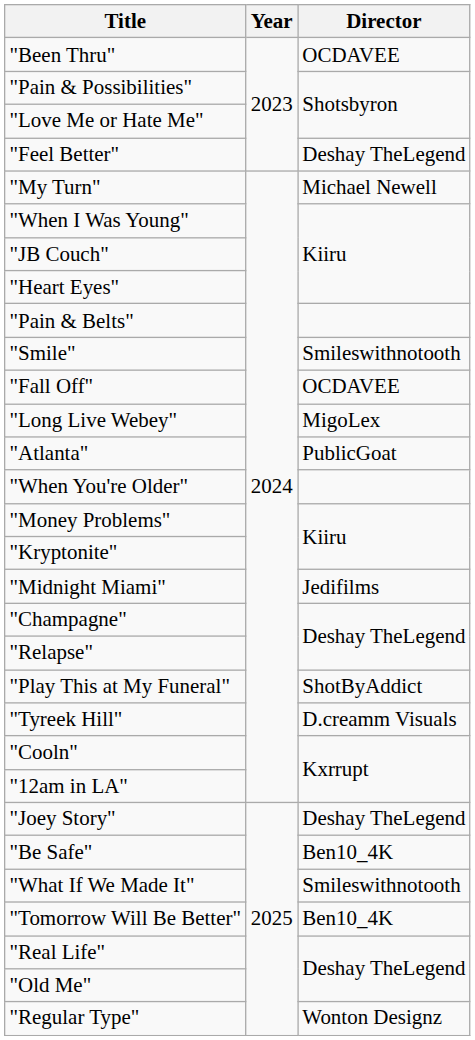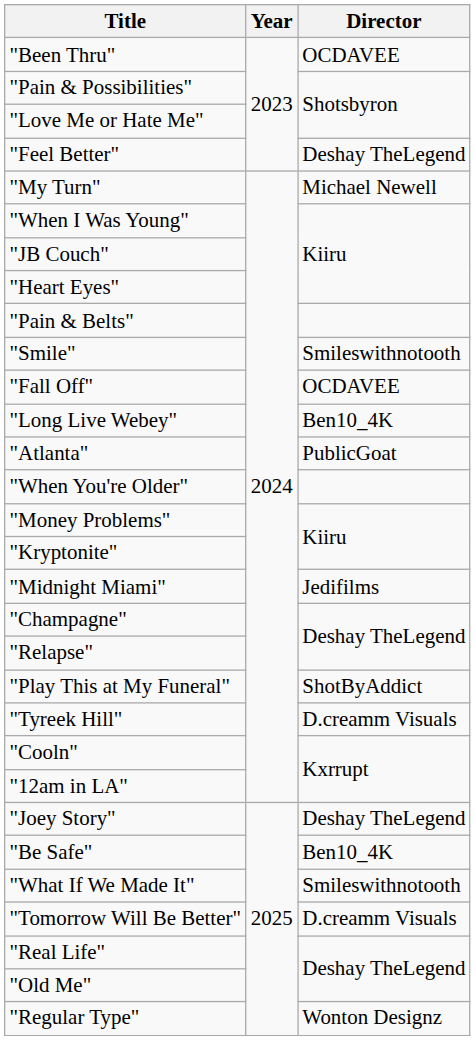(341, 420) MigoLex -> (348, 420) Ben10_4K
(348, 918) Ben10_4K -> (379, 918) D.creamm Visuals
